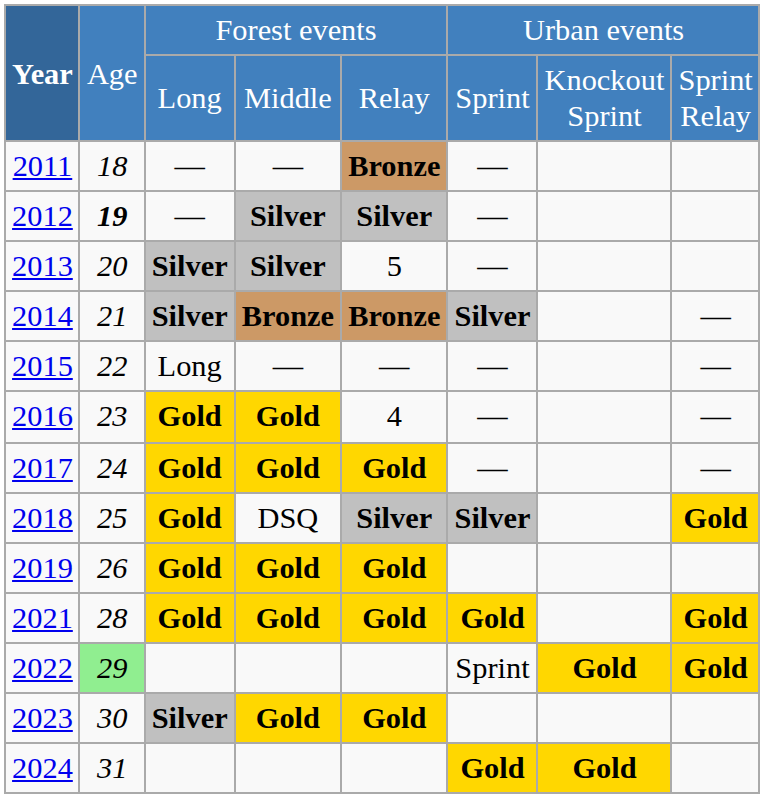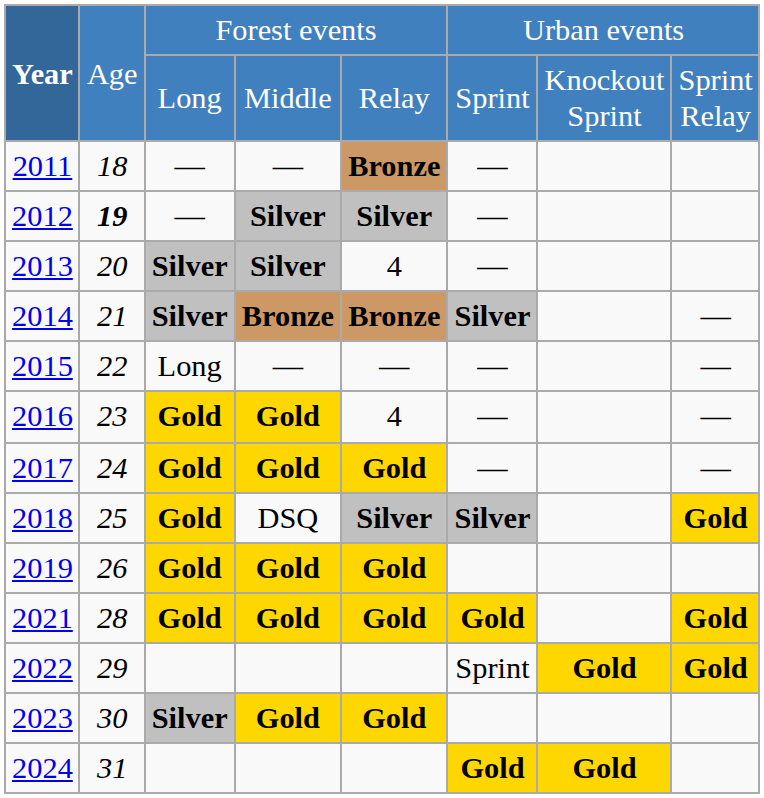(394, 266) 5 -> (394, 266) 4
(112, 667) lightgreen background -> (112, 667) no background
